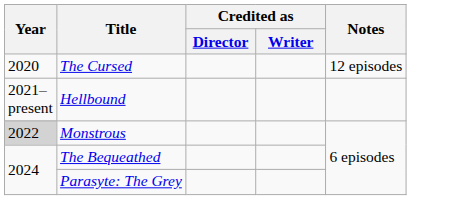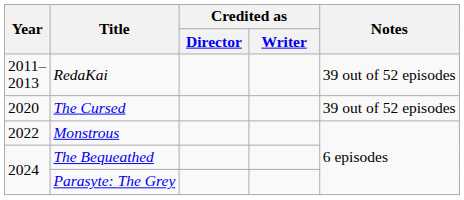+ row: (81, 74)
(366, 66) 12 episodes -> (389, 108) 39 out of 52 episodes
- row: (93, 99)
(24, 132) lightgrey background -> (24, 132) no background
